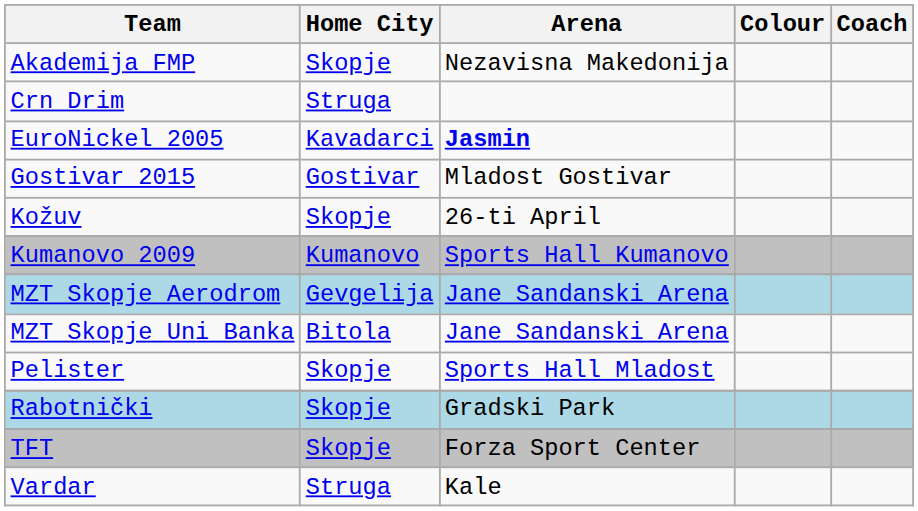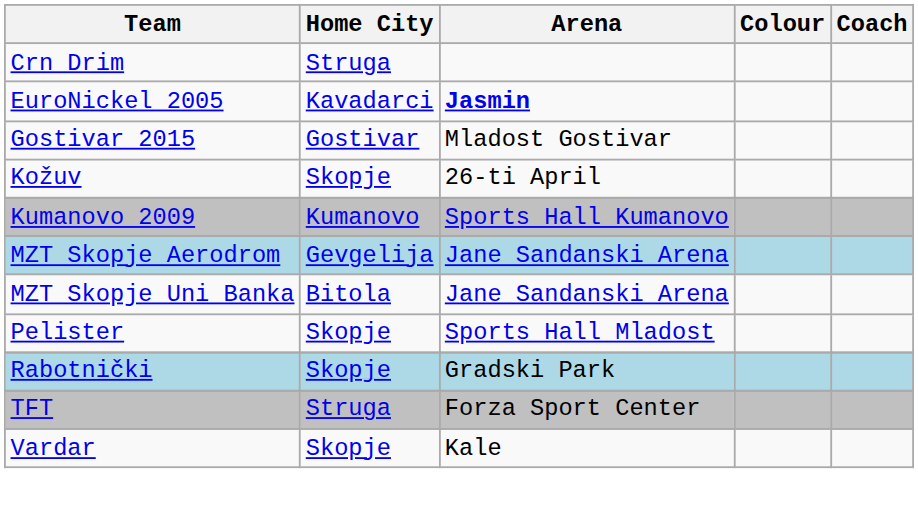- row: (103, 63)
(348, 448) Skopje -> (348, 410) Struga
(348, 487) Struga -> (348, 448) Skopje
